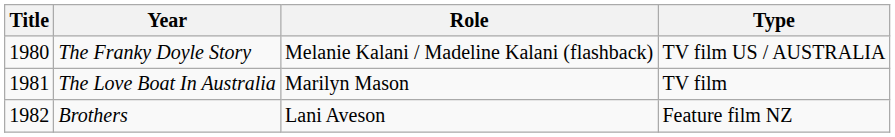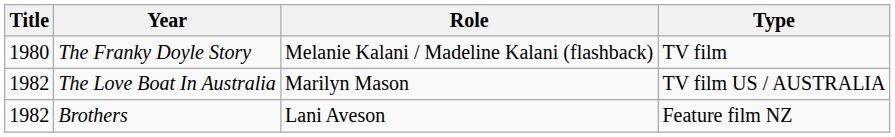(774, 52) TV film US / AUSTRALIA -> (695, 52) TV film
(29, 83) 1981 -> (29, 83) 1982
(695, 83) TV film -> (774, 83) TV film US / AUSTRALIA
